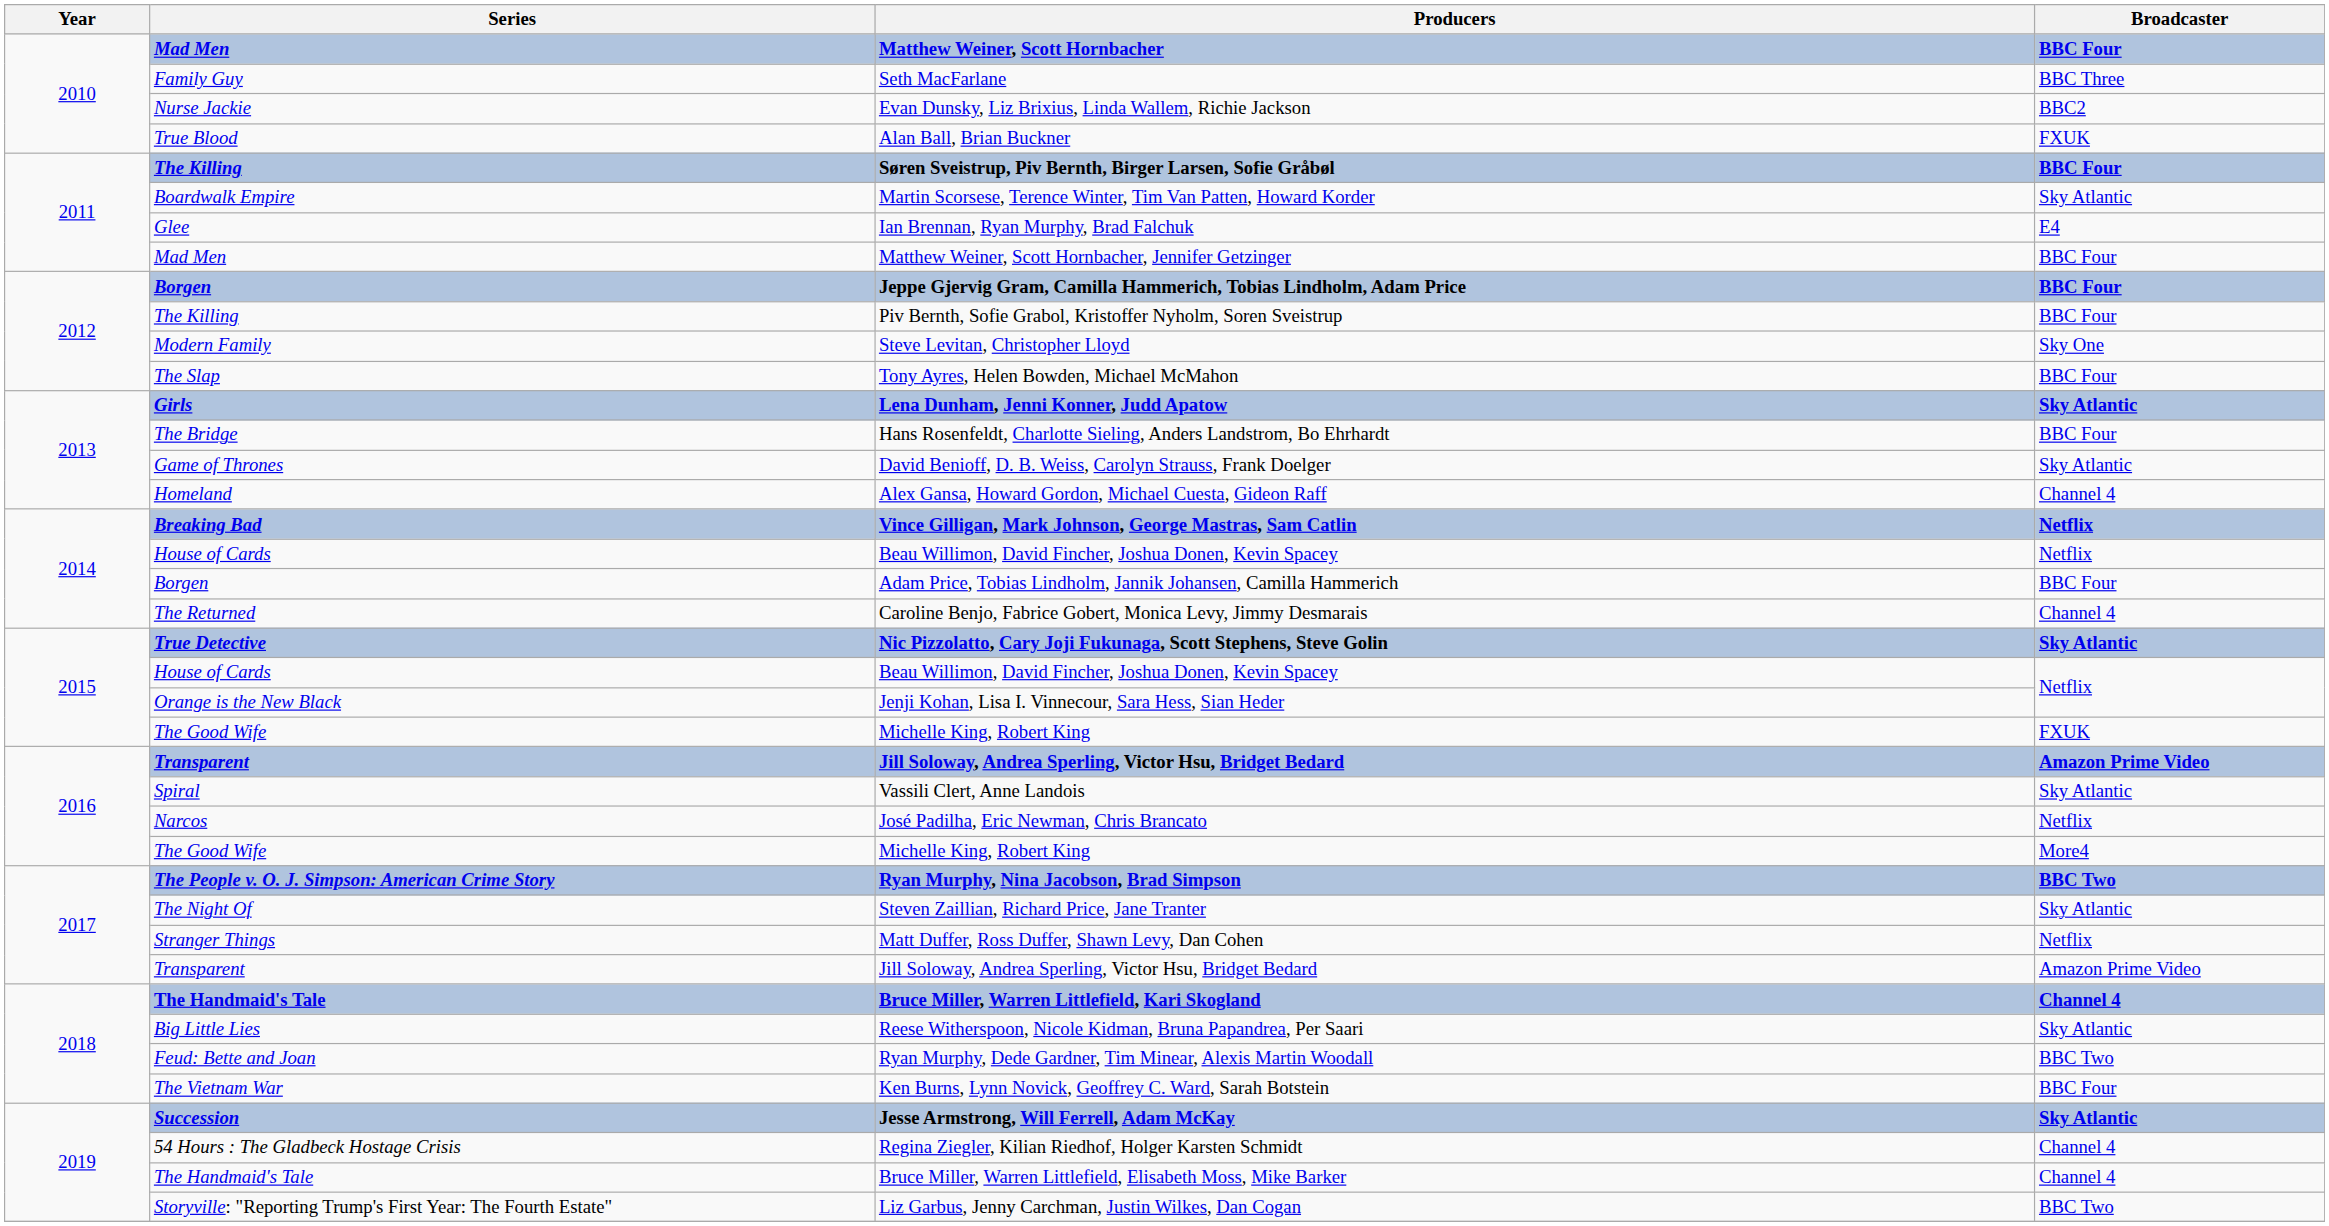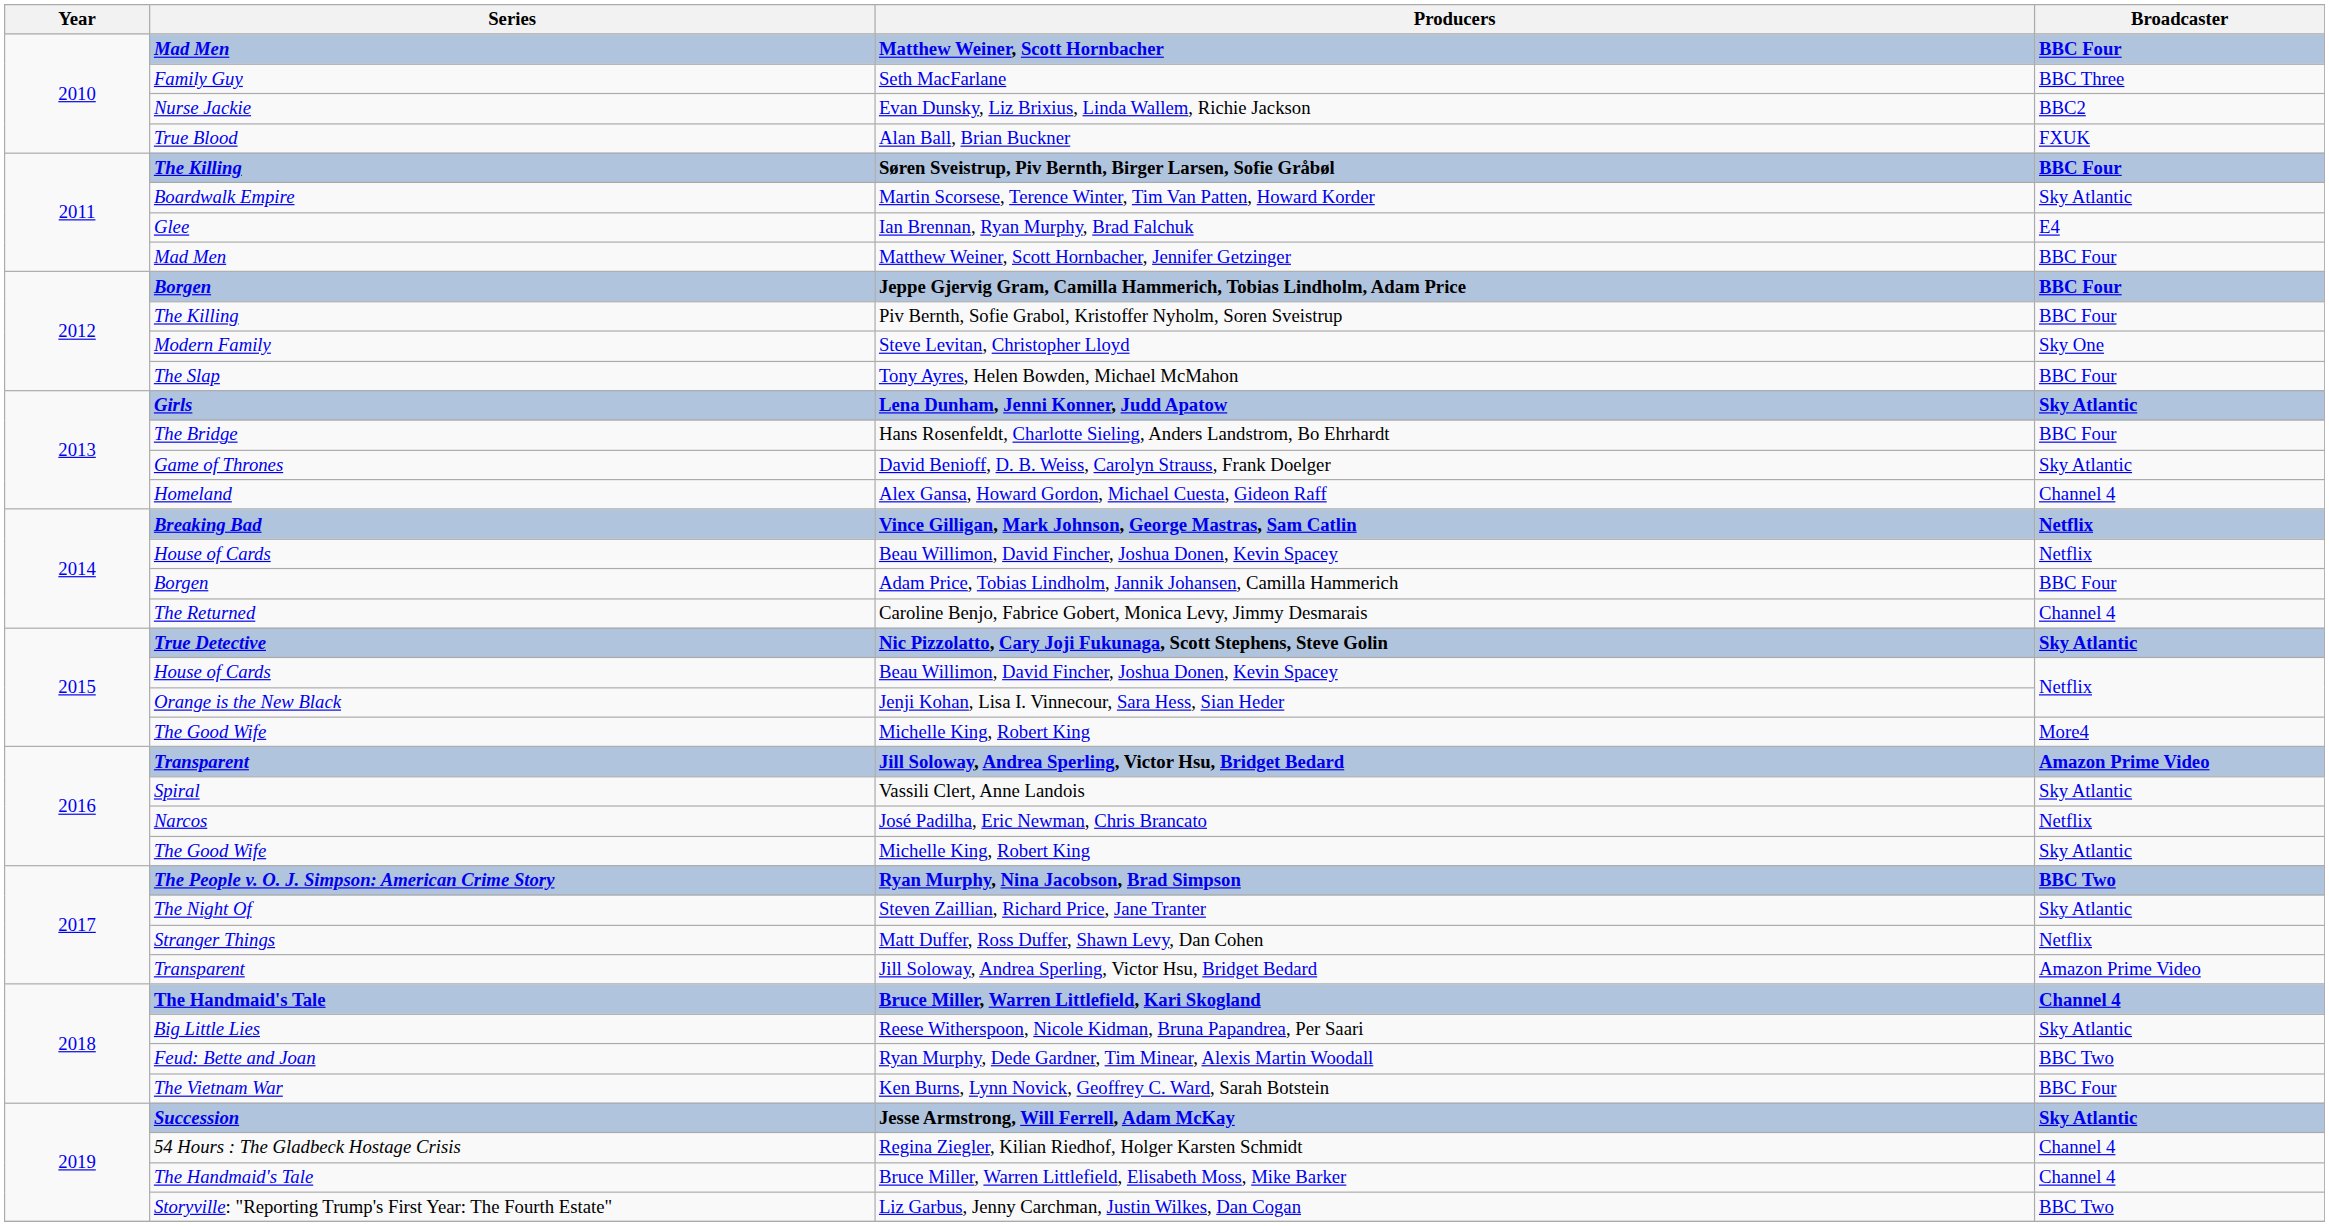(2064, 731) FXUK -> (2064, 731) More4
(2064, 850) More4 -> (2086, 850) Sky Atlantic
